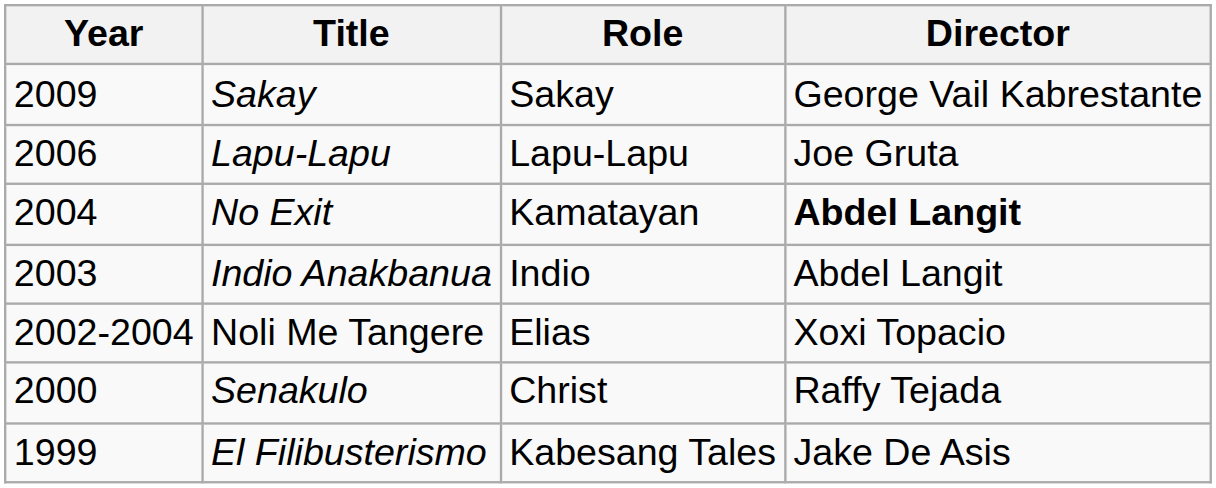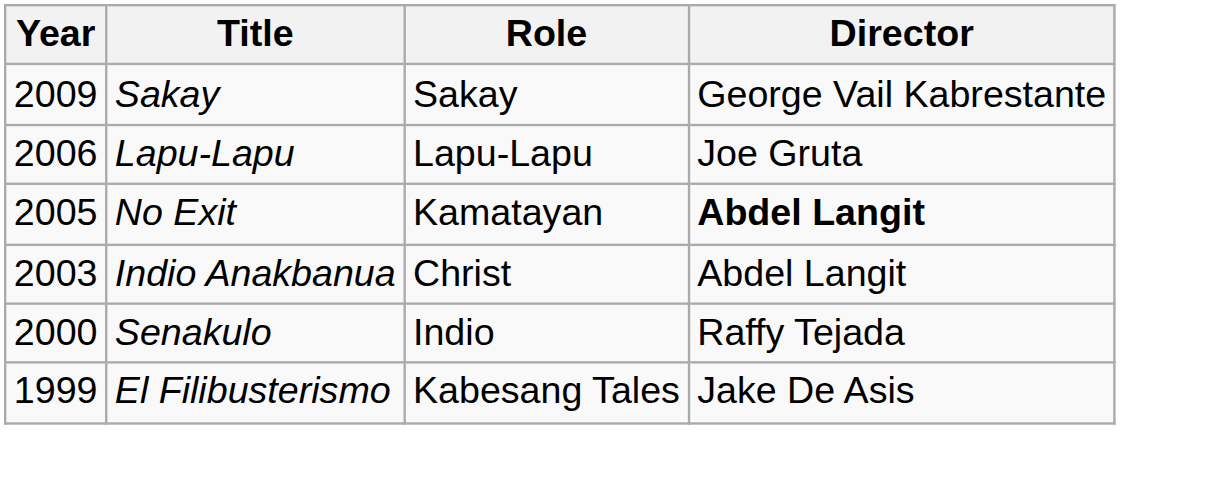(56, 213) 2004 -> (56, 213) 2005
(550, 272) Indio -> (462, 272) Christ
- row: (348, 332)
(558, 392) Christ -> (454, 332) Indio
